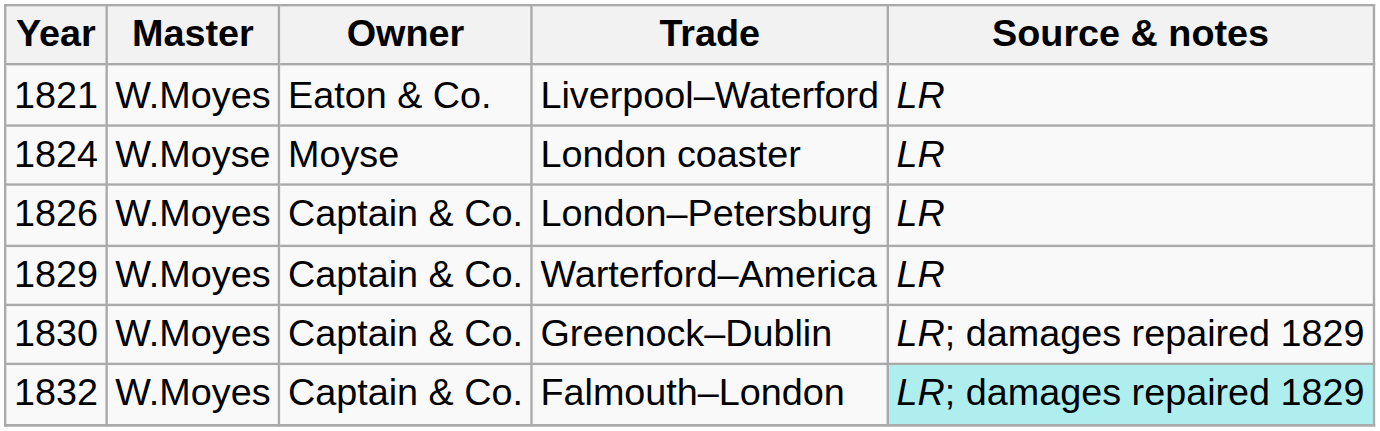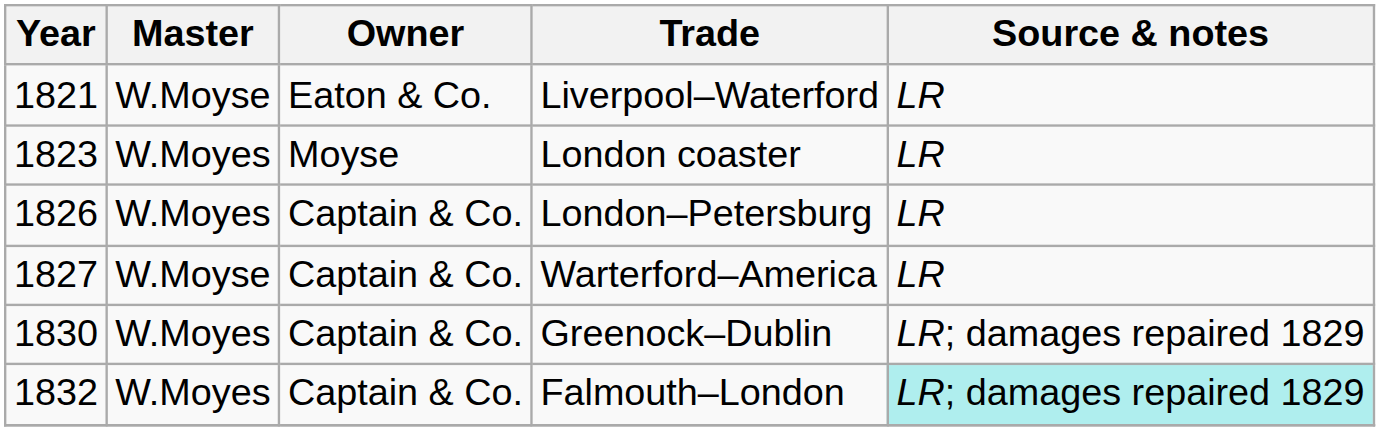(193, 94) W.Moyes -> (193, 94) W.Moyse
(56, 154) 1824 -> (56, 154) 1823
(193, 154) W.Moyse -> (193, 154) W.Moyes
(56, 273) 1829 -> (56, 273) 1827
(193, 273) W.Moyes -> (193, 273) W.Moyse
